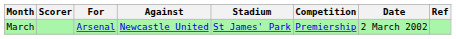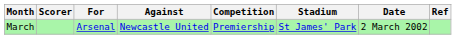columns swapped: (252, 12) <-> (326, 12)
